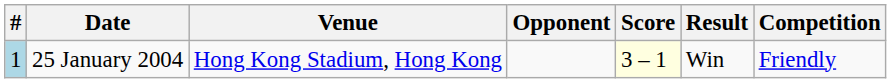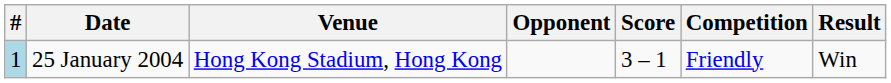columns swapped: (717, 22) <-> (820, 22)
(644, 58) lightyellow background -> (644, 58) no background
